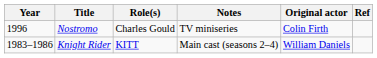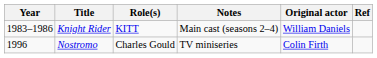rows swapped: (84, 45) <-> (77, 28)
